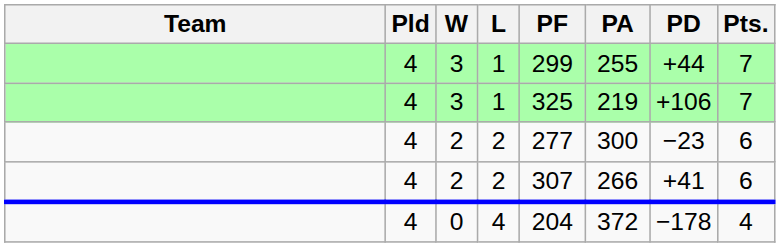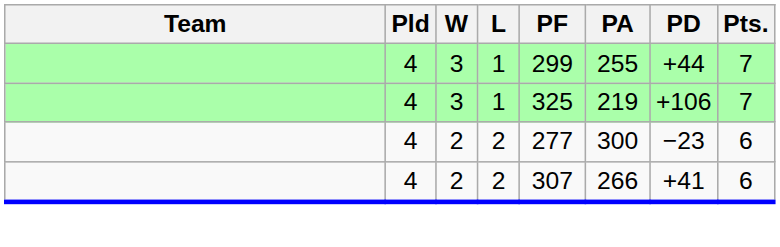- row: (456, 222)
